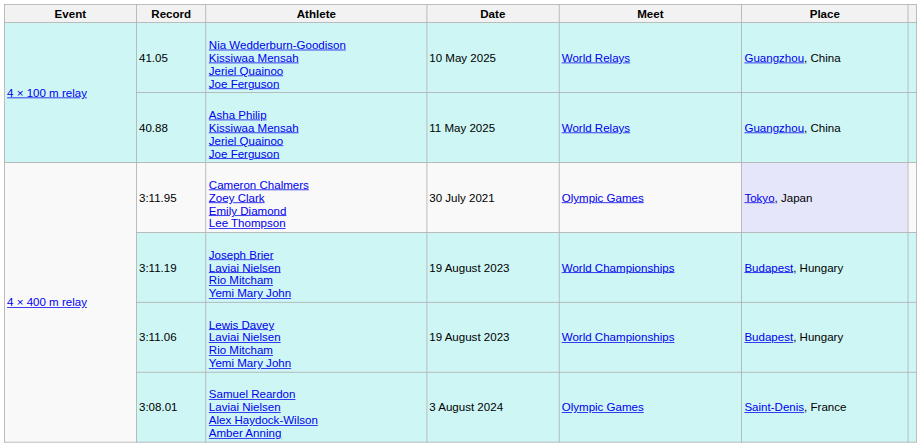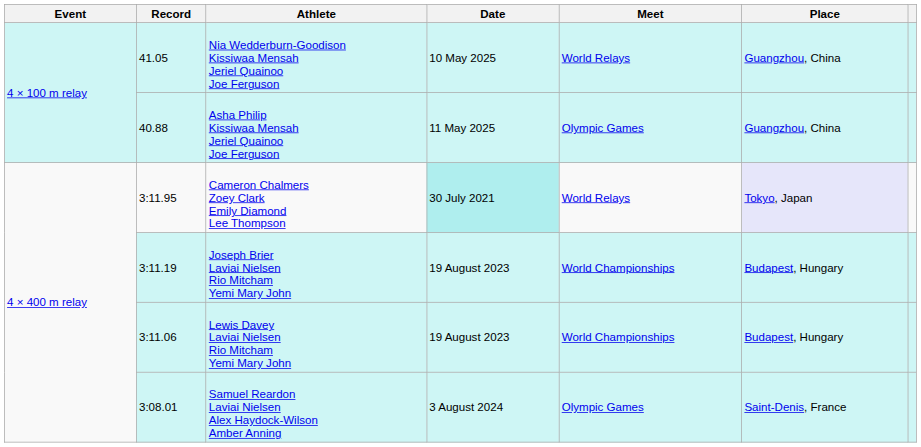(596, 128) World Relays -> (603, 128) Olympic Games
(462, 198) no background -> (462, 198) paleturquoise background
(603, 198) Olympic Games -> (596, 198) World Relays
